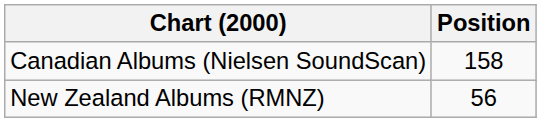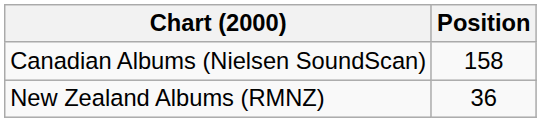(484, 98) 56 -> (484, 98) 36
